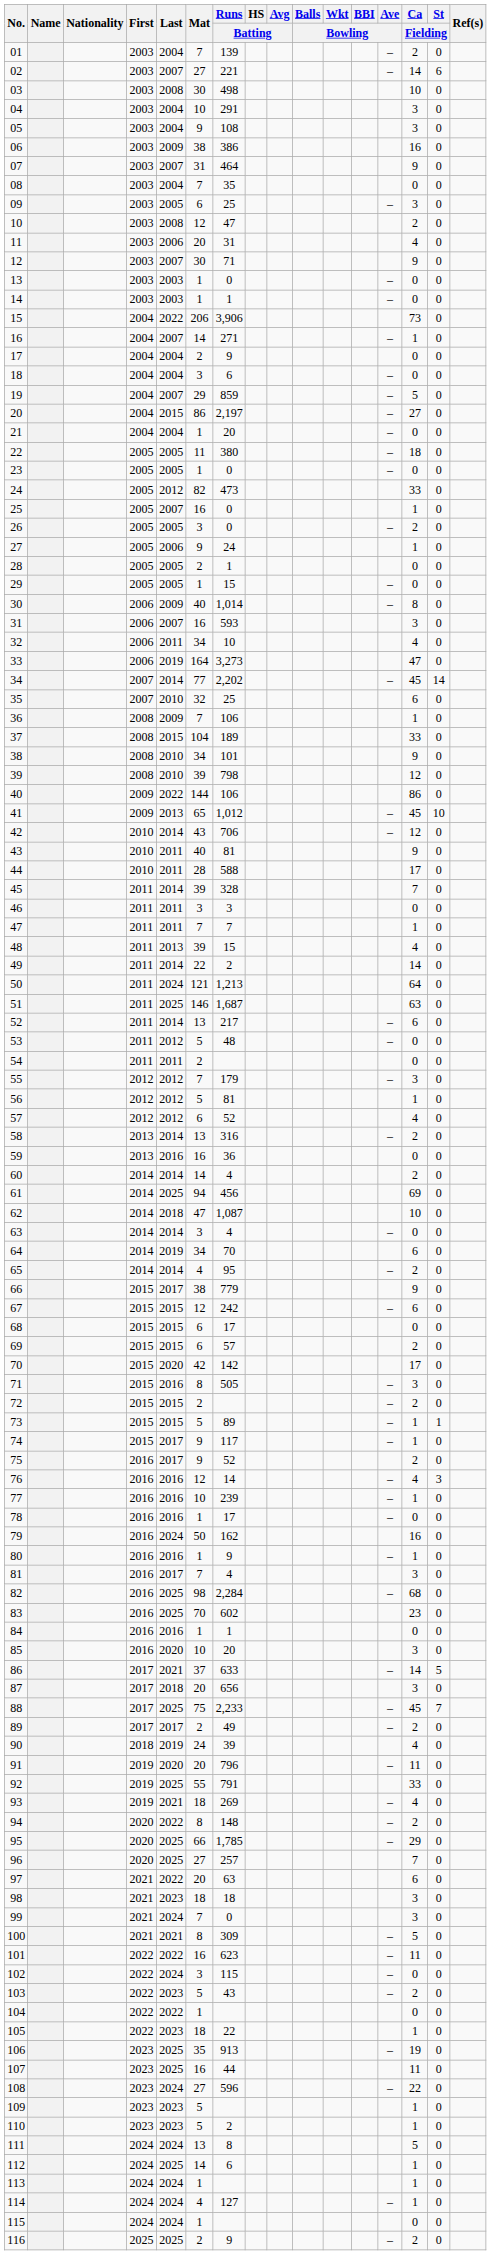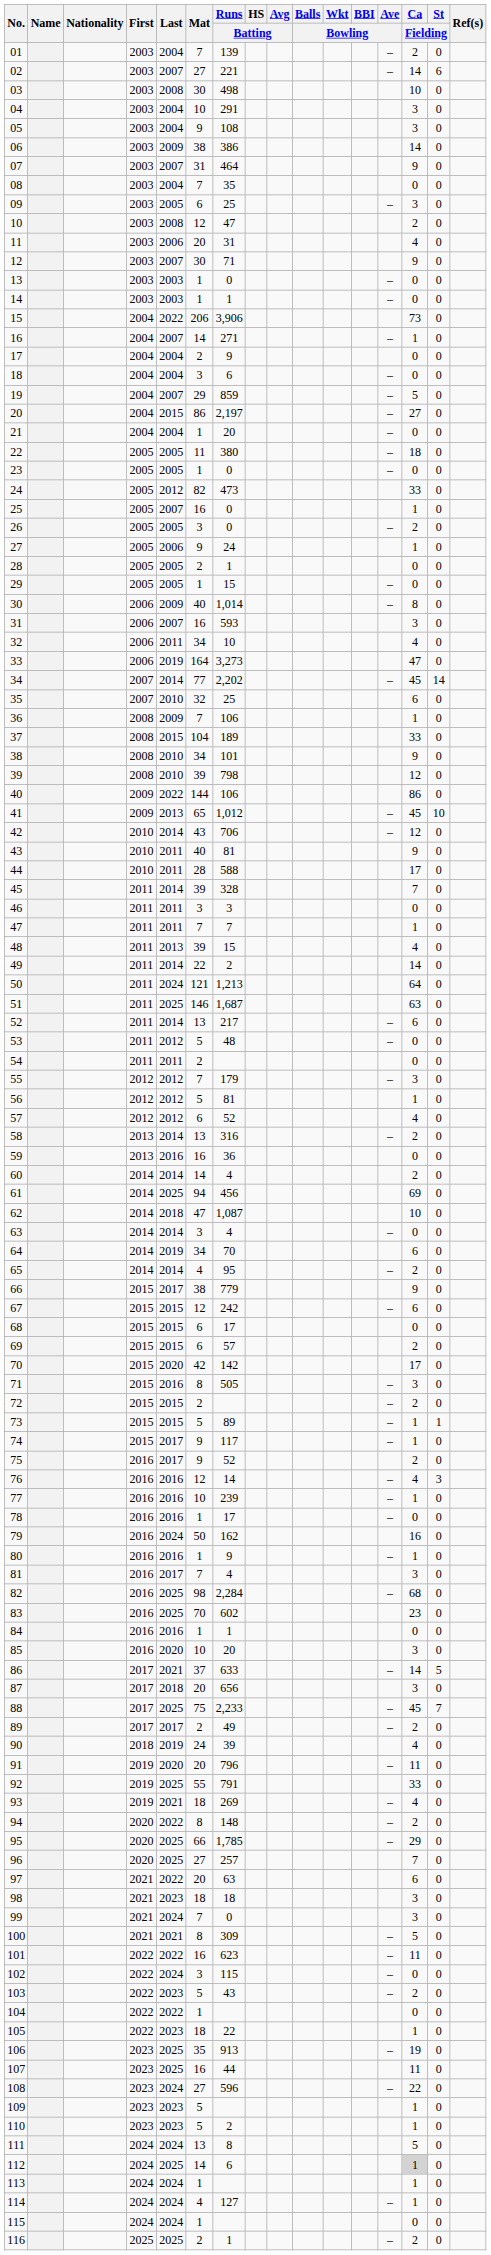(415, 147) 16 -> (415, 147) 14
(415, 2164) no background -> (415, 2164) lightgrey background
(229, 2240) 9 -> (229, 2240) 1
